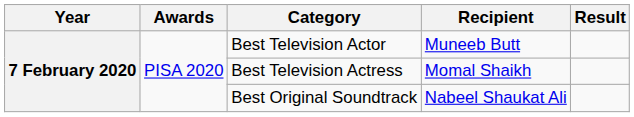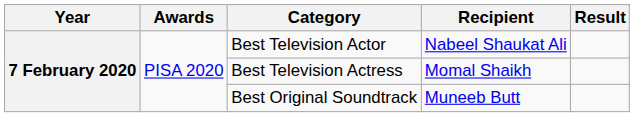(472, 44) Muneeb Butt -> (496, 44) Nabeel Shaukat Ali
(496, 97) Nabeel Shaukat Ali -> (472, 97) Muneeb Butt
